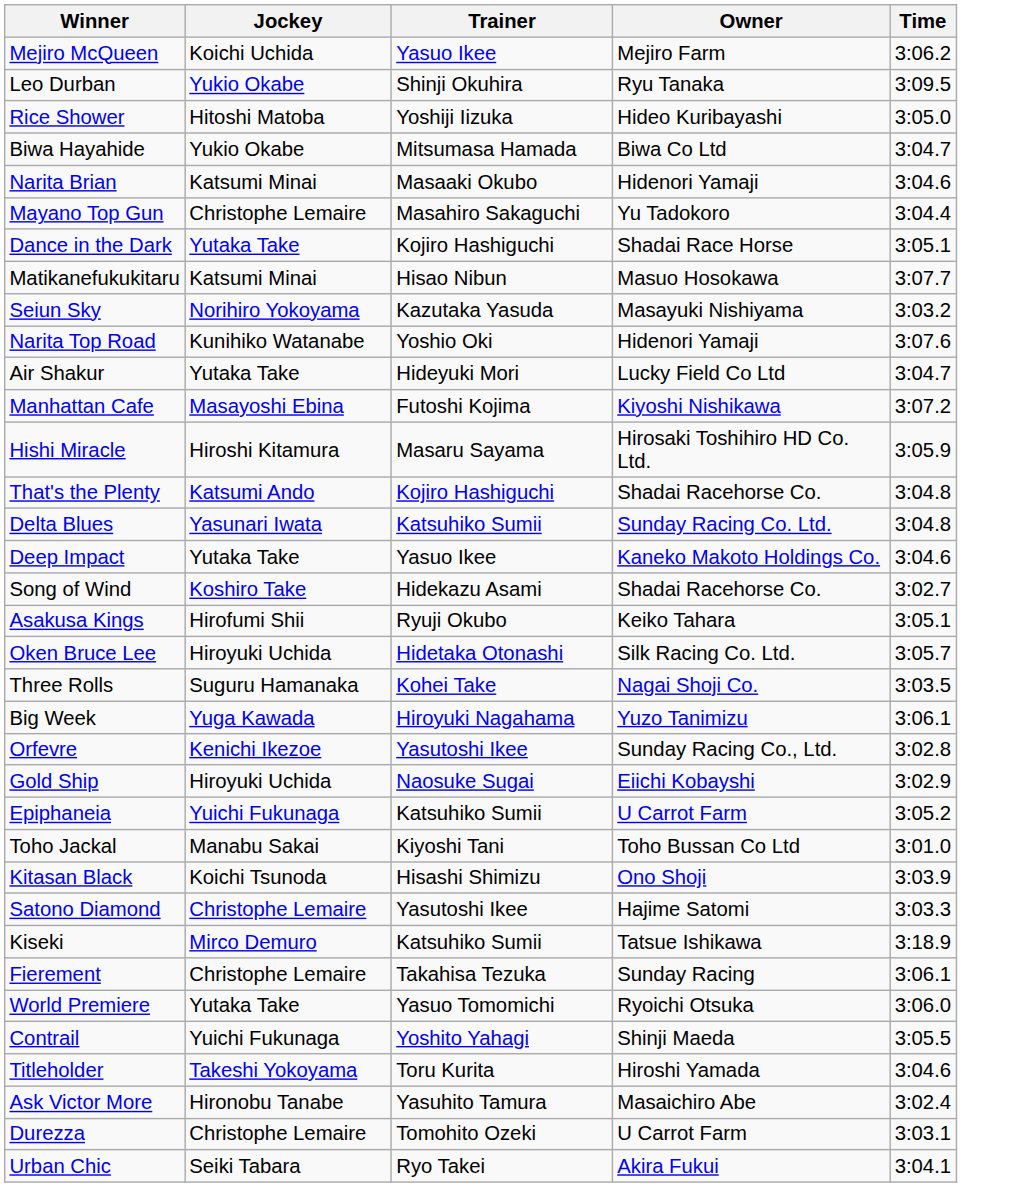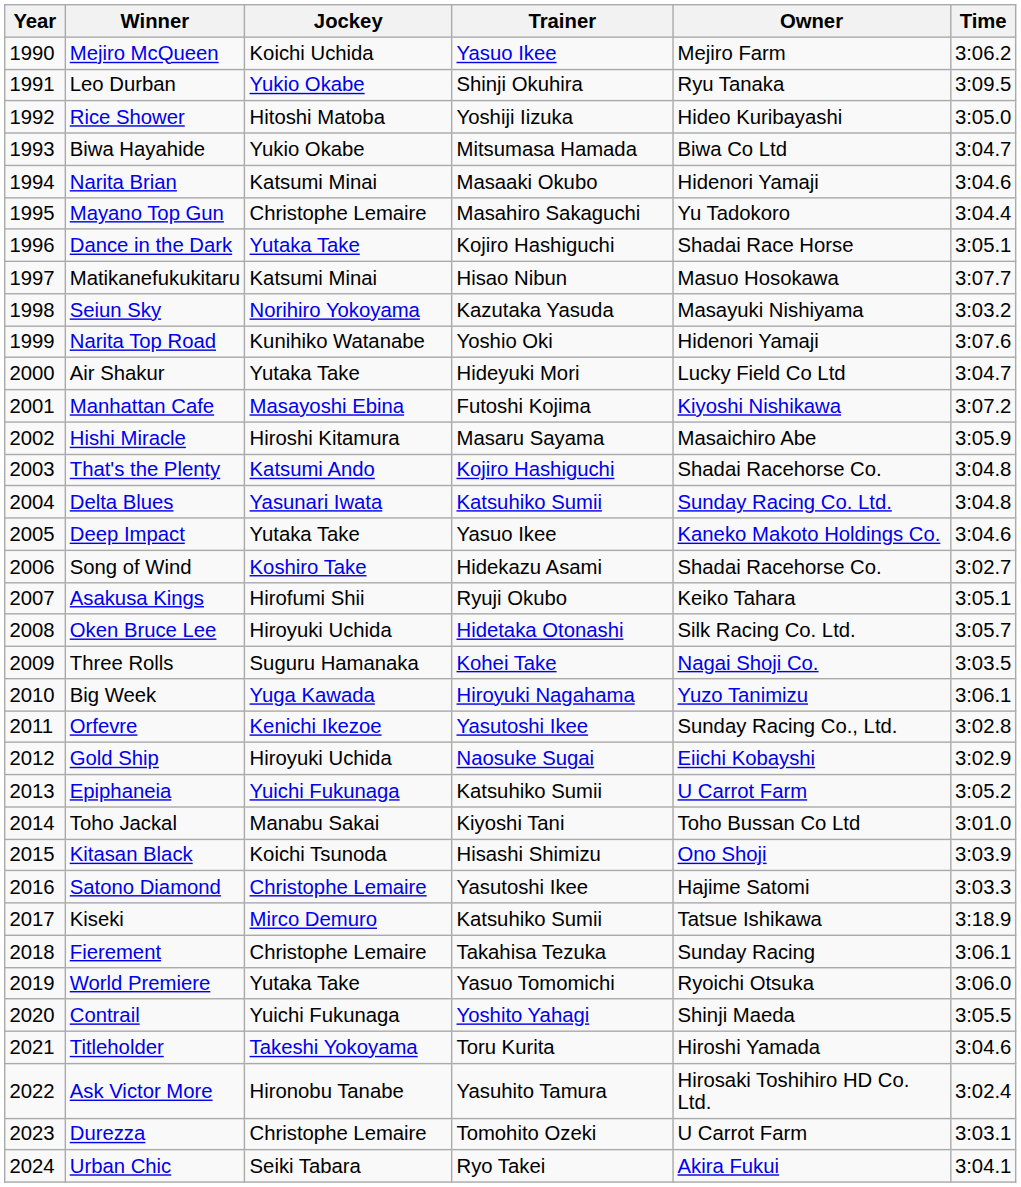+ column: (35, 21)
(733, 449) Hirosaki Toshihiro HD Co. Ltd. -> (747, 438) Masaichiro Abe
(687, 1102) Masaichiro Abe -> (793, 1091) Hirosaki Toshihiro HD Co. Ltd.
